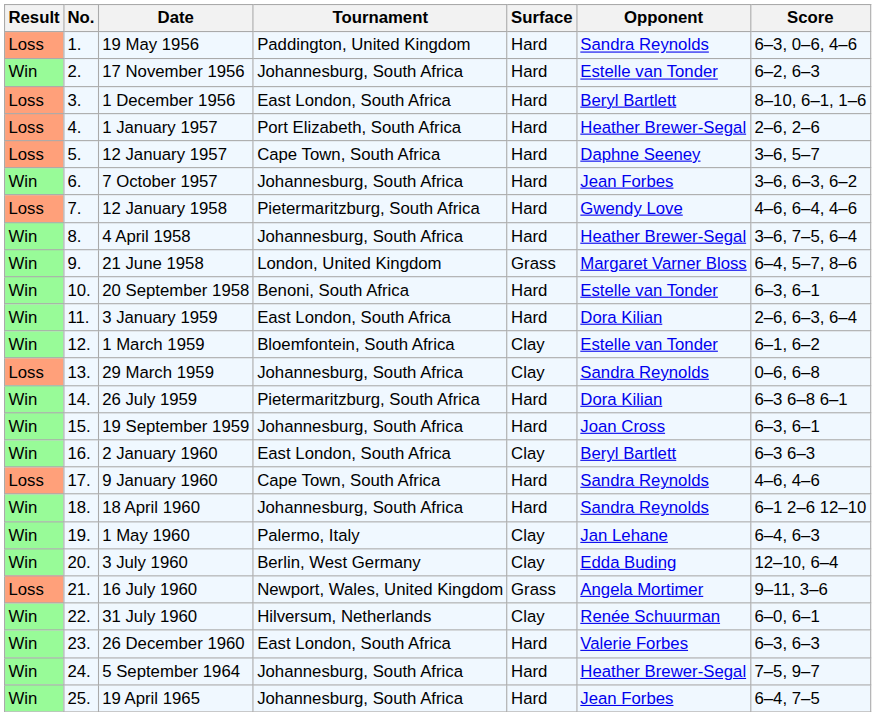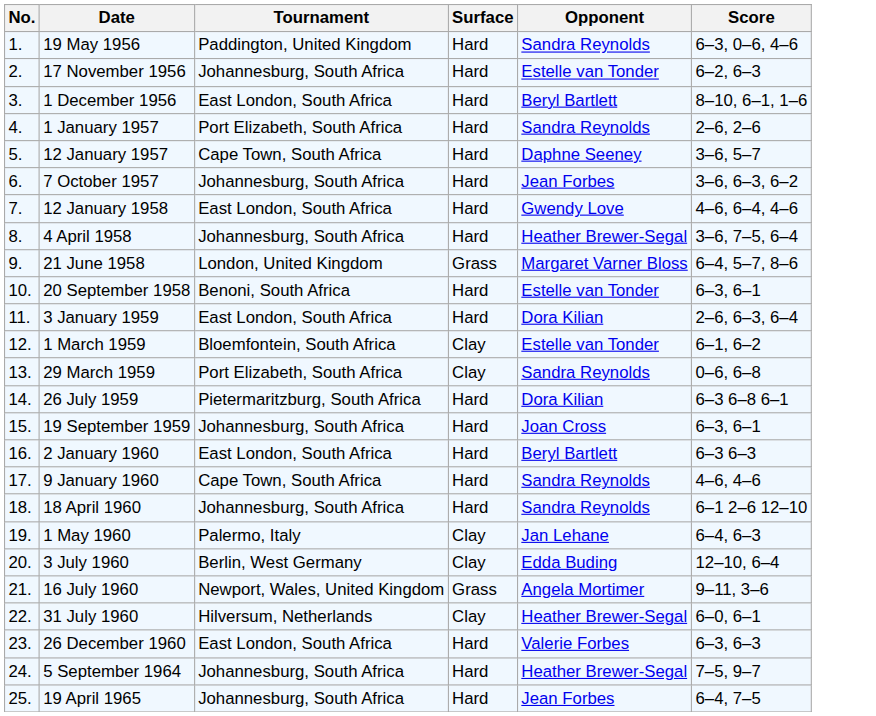- column: (34, 17)
(663, 126) Heather Brewer-Segal -> (586, 126) Sandra Reynolds
(368, 208) Pietermaritzburg, South Africa -> (295, 208) East London, South Africa
(360, 371) Johannesburg, South Africa -> (300, 371) Port Elizabeth, South Africa
(528, 452) Clay -> (470, 452) Hard
(650, 616) Renée Schuurman -> (604, 616) Heather Brewer-Segal
